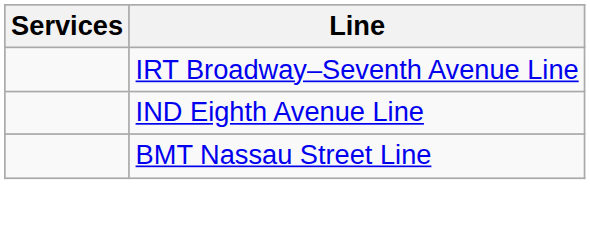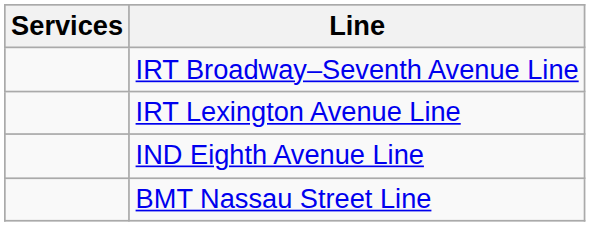+ row: (298, 112)
